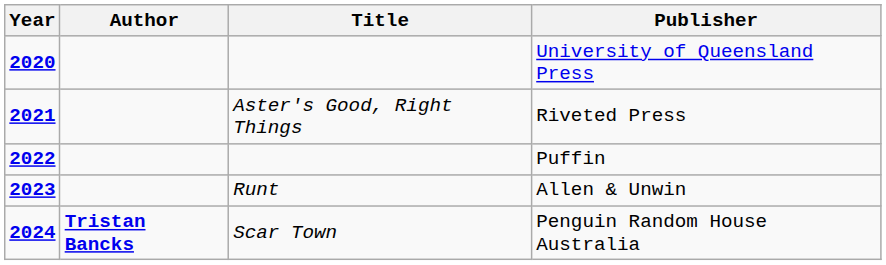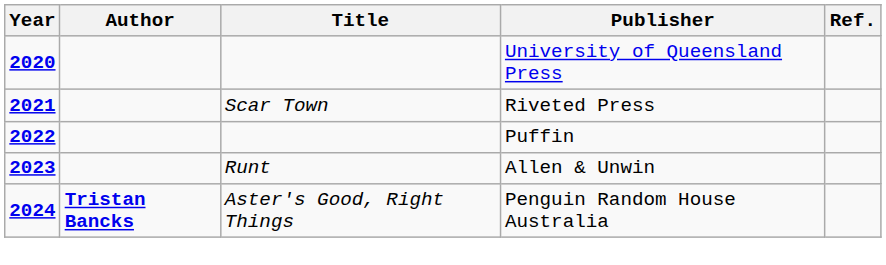+ column: (853, 20)
(343, 116) Aster's Good, Right Things -> (277, 105) Scar Town
(285, 233) Scar Town -> (334, 211) Aster's Good, Right Things
